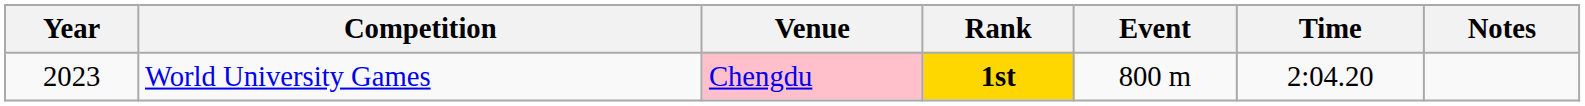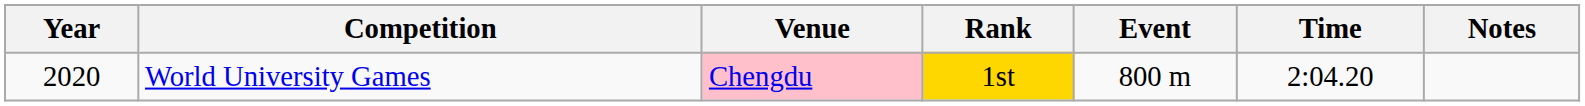(72, 75) 2023 -> (72, 75) 2020
(998, 75) bold -> (998, 75) normal
